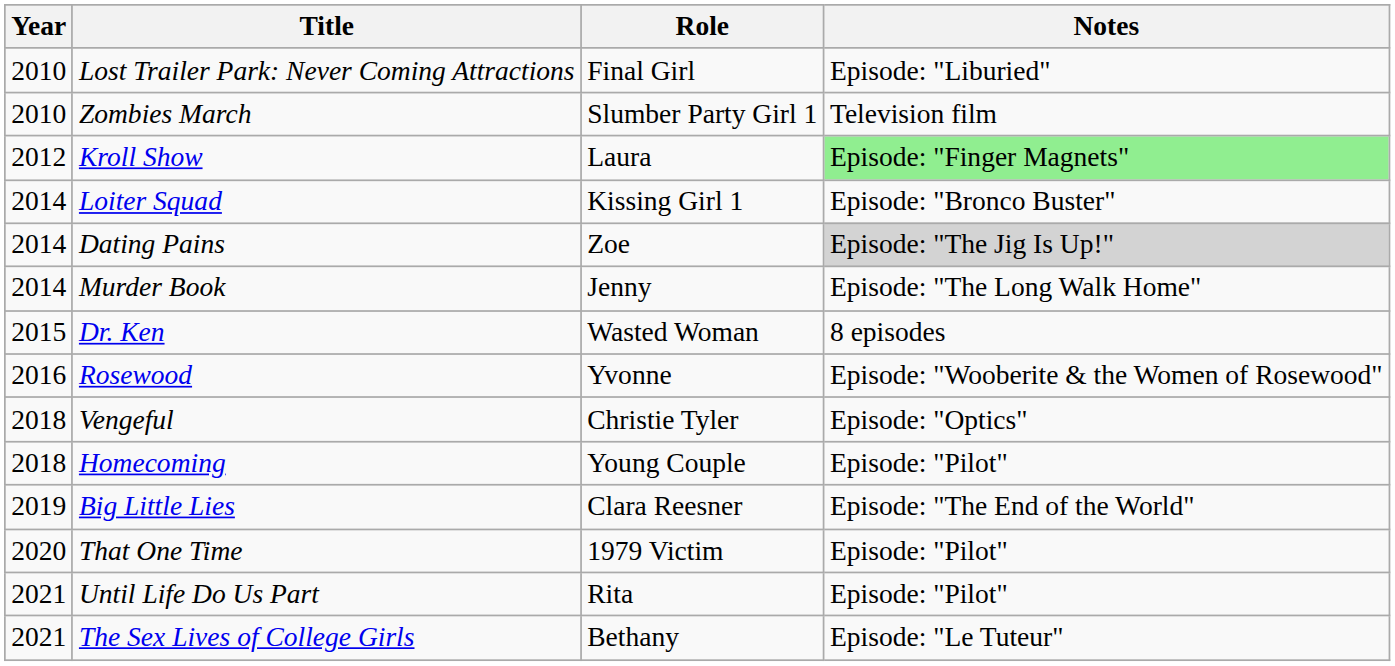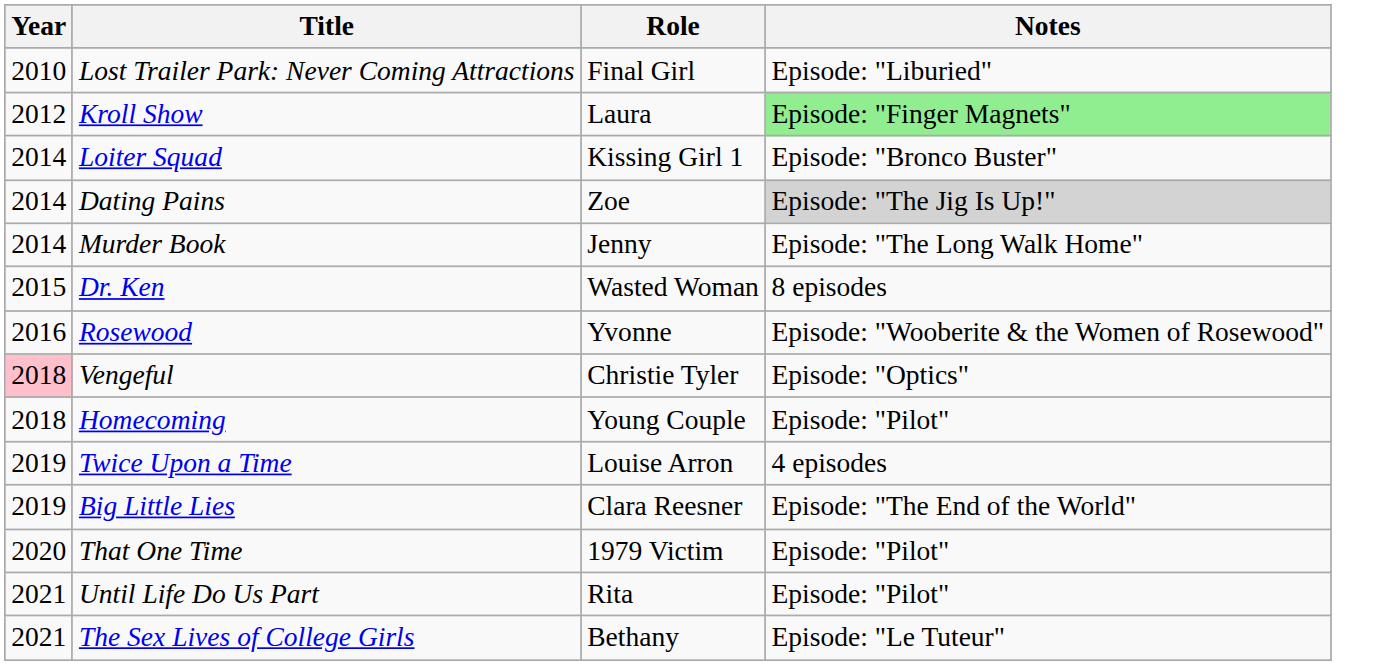- row: (165, 113)
(39, 419) no background -> (39, 375) pink background
+ row: (185, 462)
